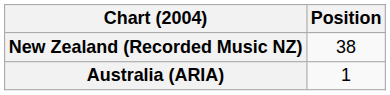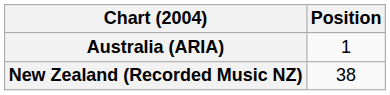rows swapped: (156, 75) <-> (156, 47)
